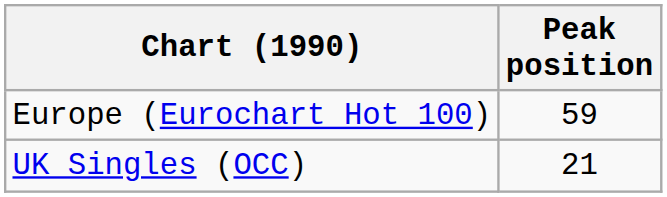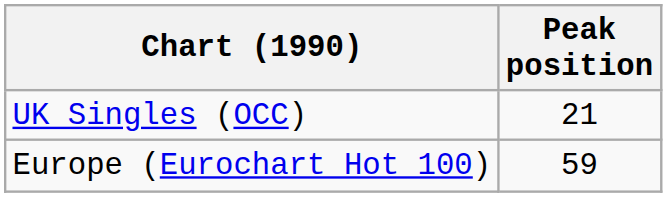rows swapped: (252, 116) <-> (160, 166)
